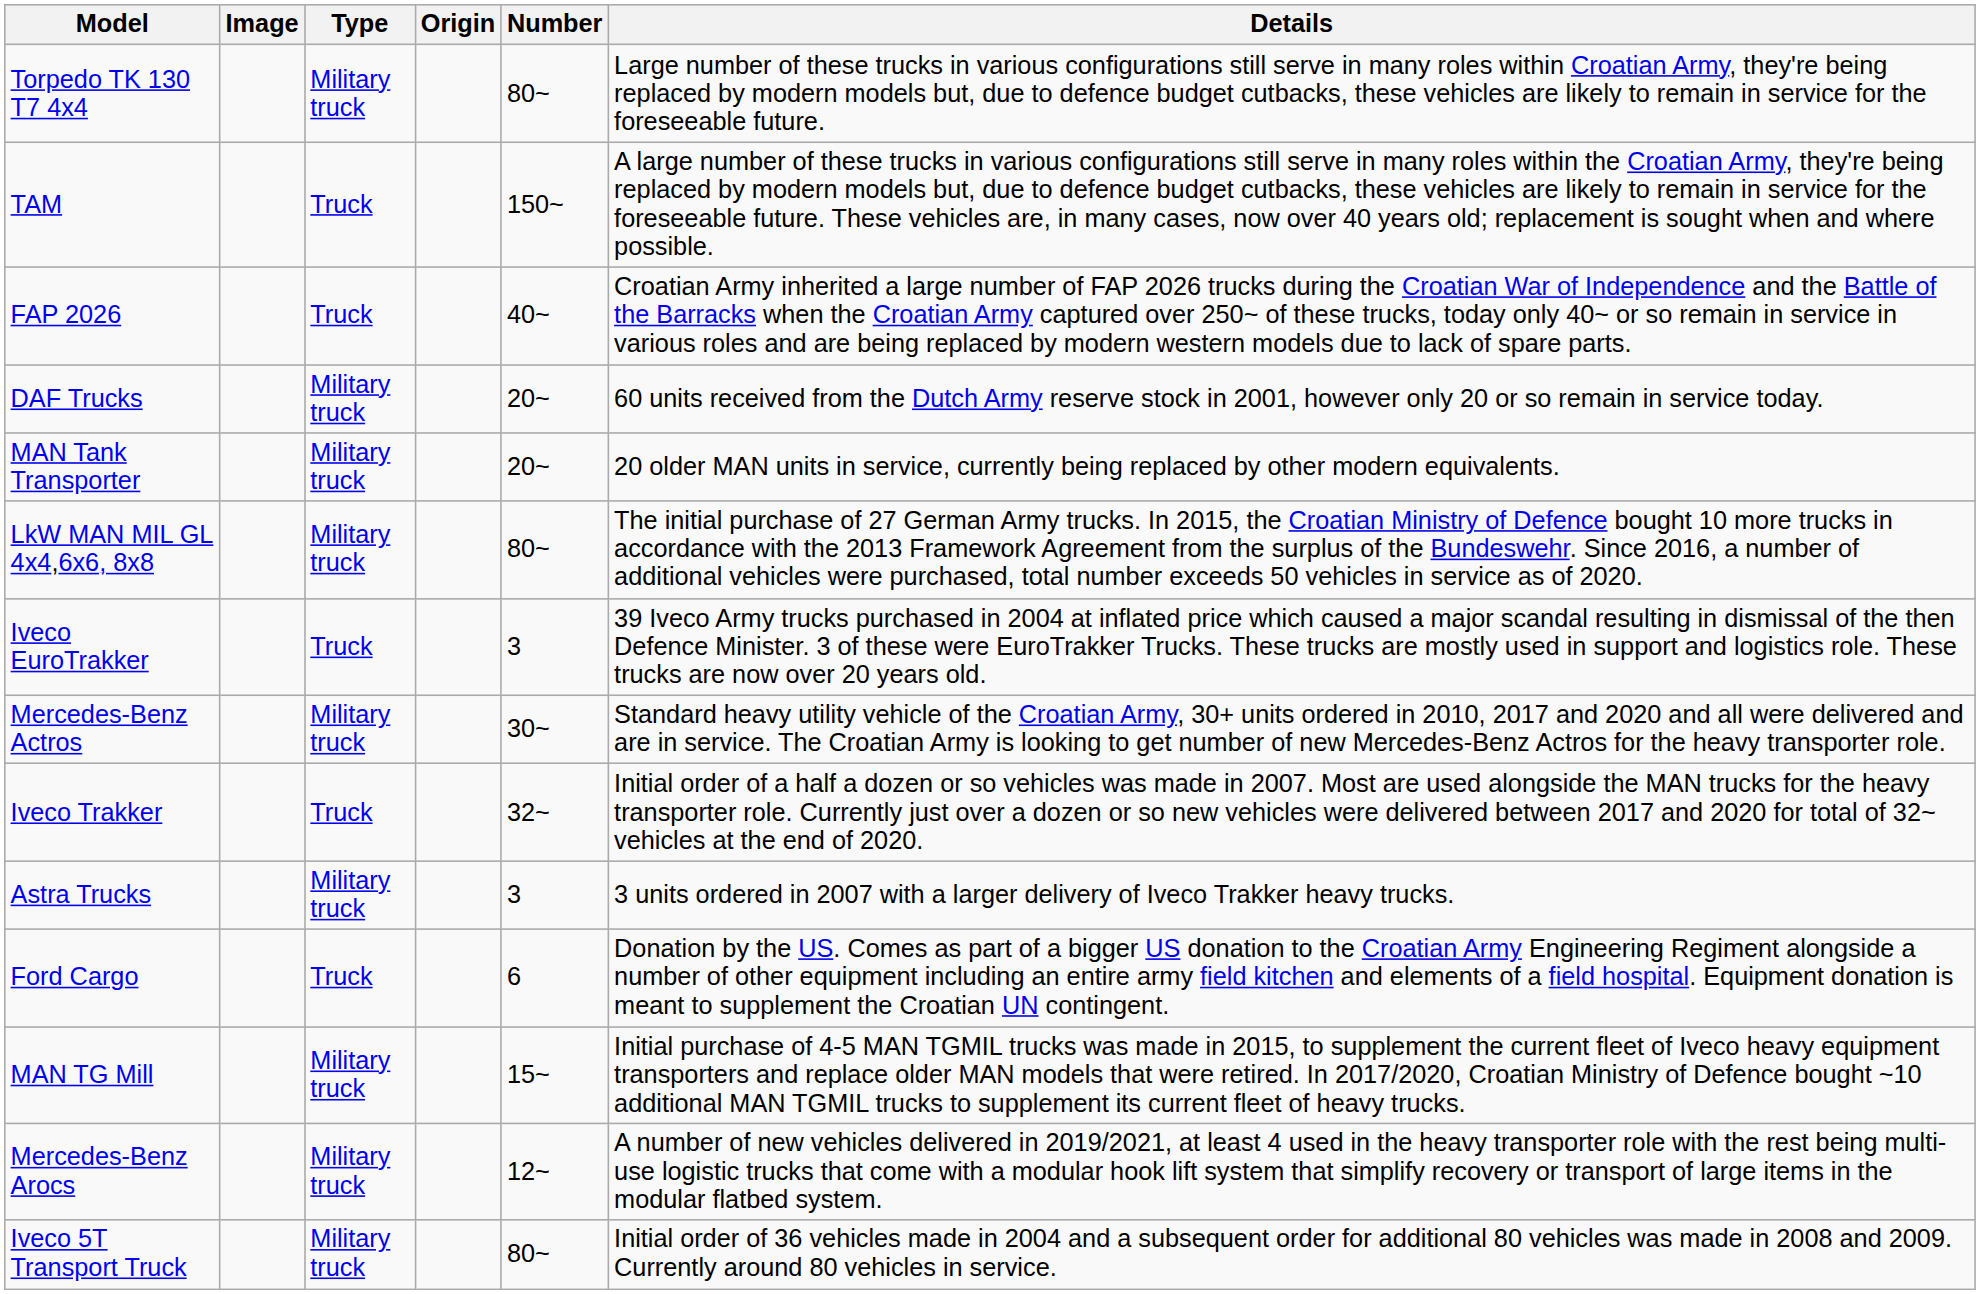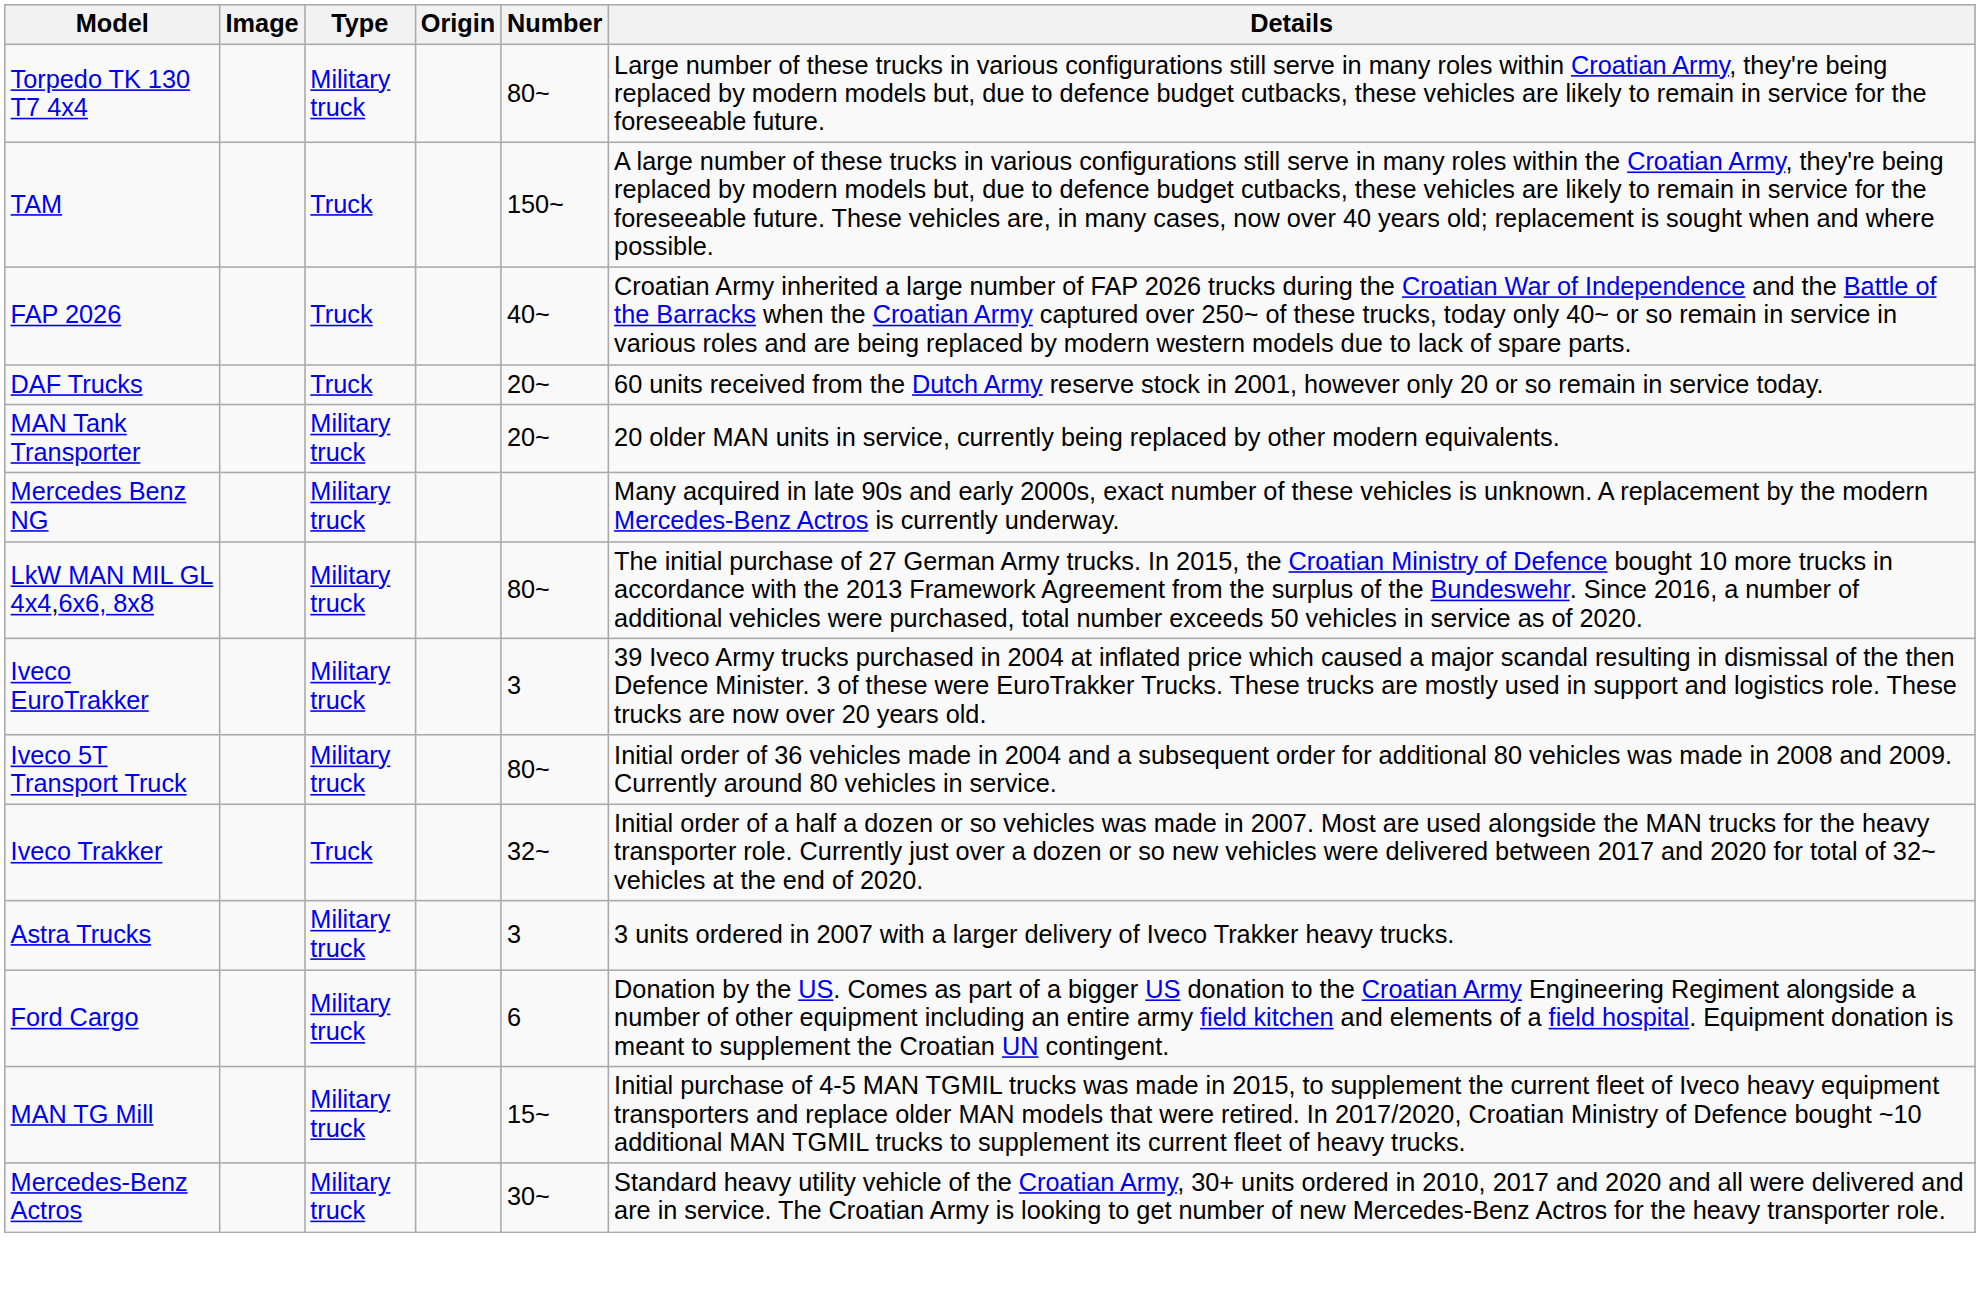(350, 398) Military truck -> (341, 383) Truck
+ row: (98, 506)
(341, 646) Truck -> (350, 686) Military truck
rows swapped: (99, 1254) <-> (99, 729)
(341, 977) Truck -> (350, 1017) Military truck
- row: (99, 1171)
